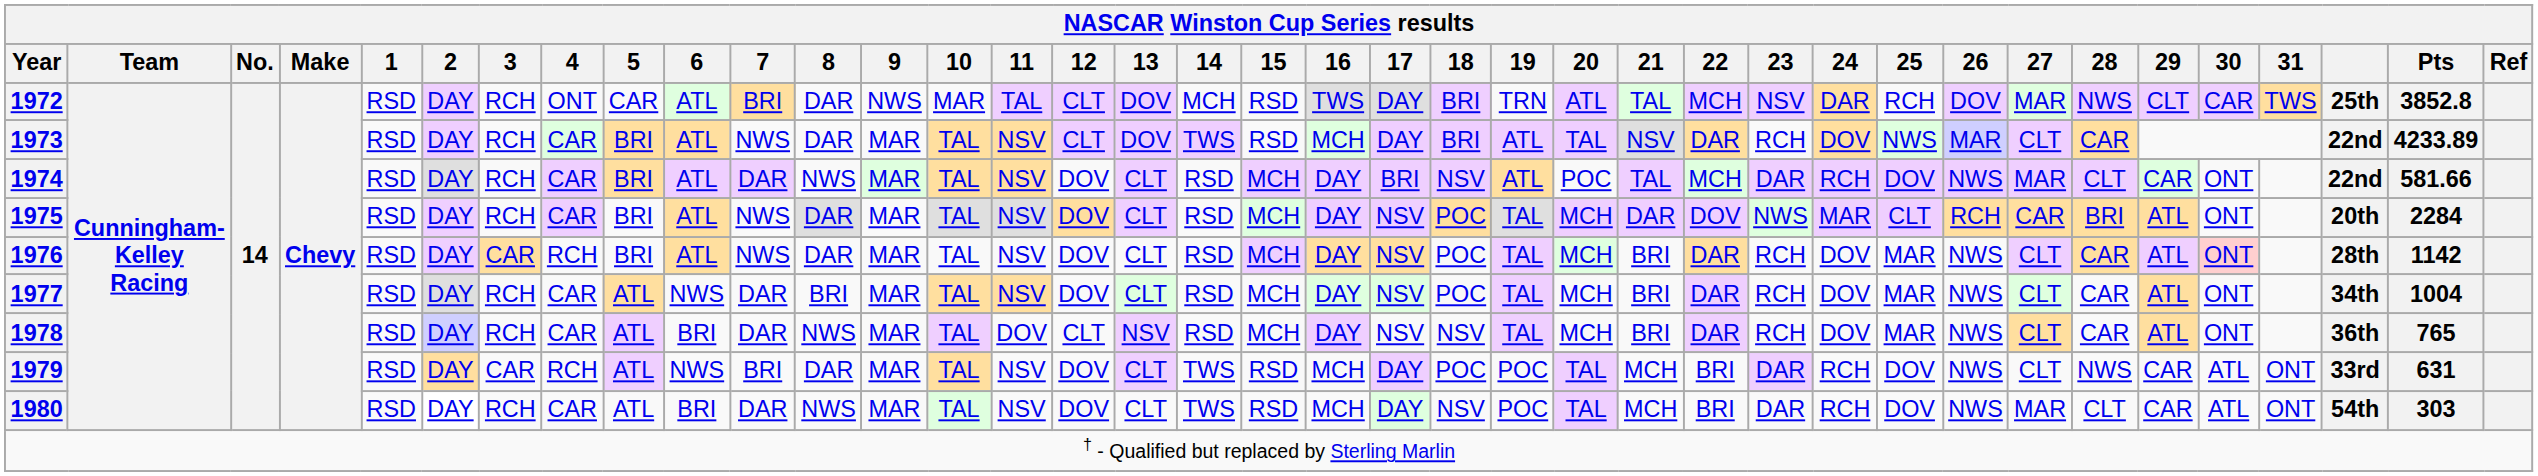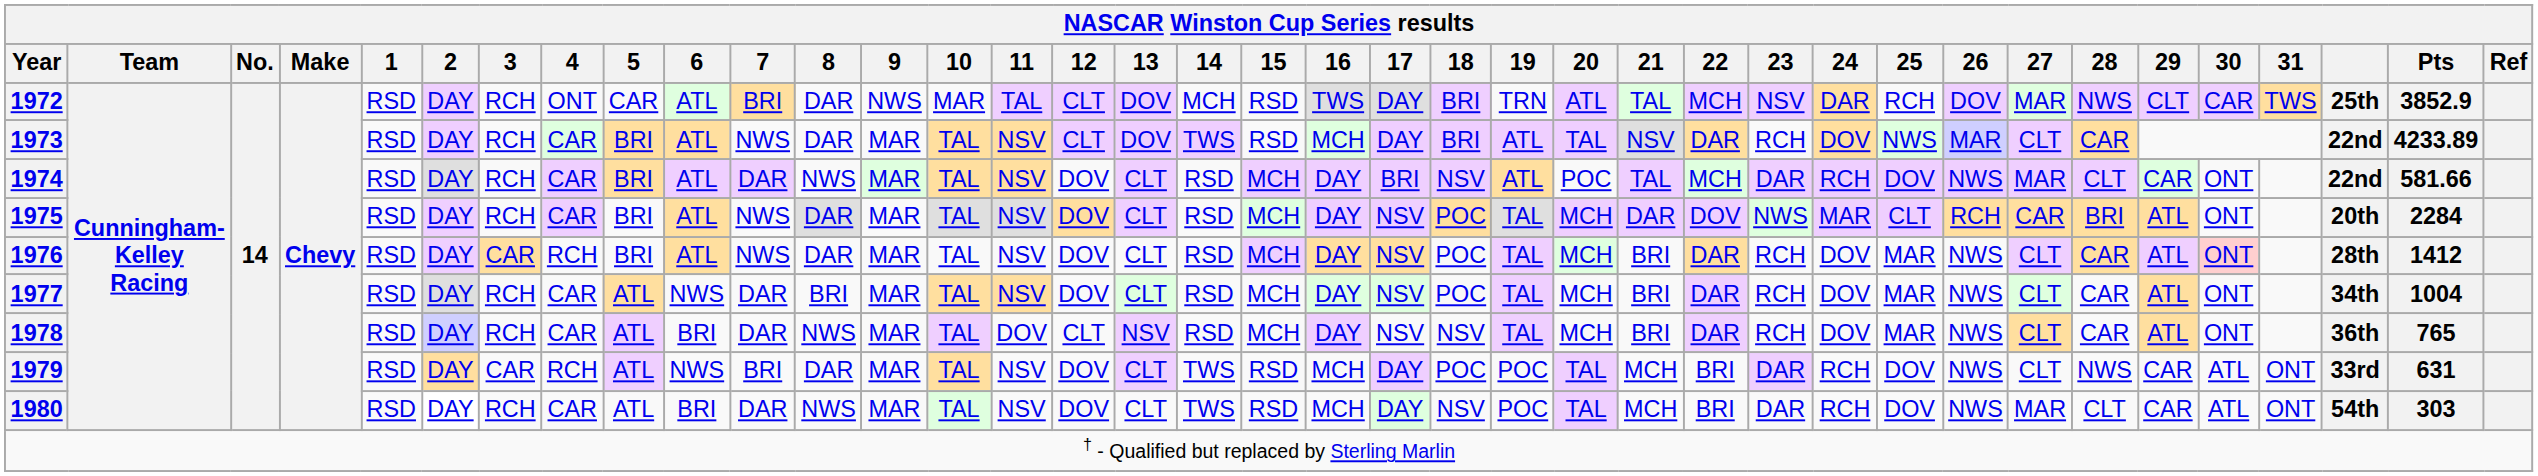(2436, 101) 3852.8 -> (2436, 101) 3852.9
(2436, 256) 1142 -> (2436, 256) 1412
